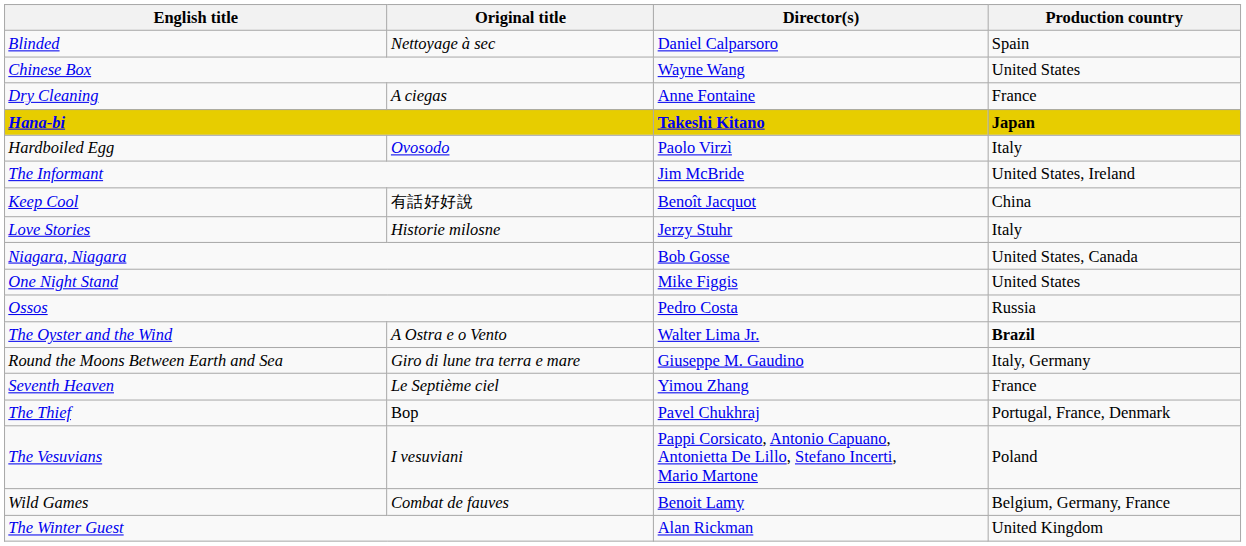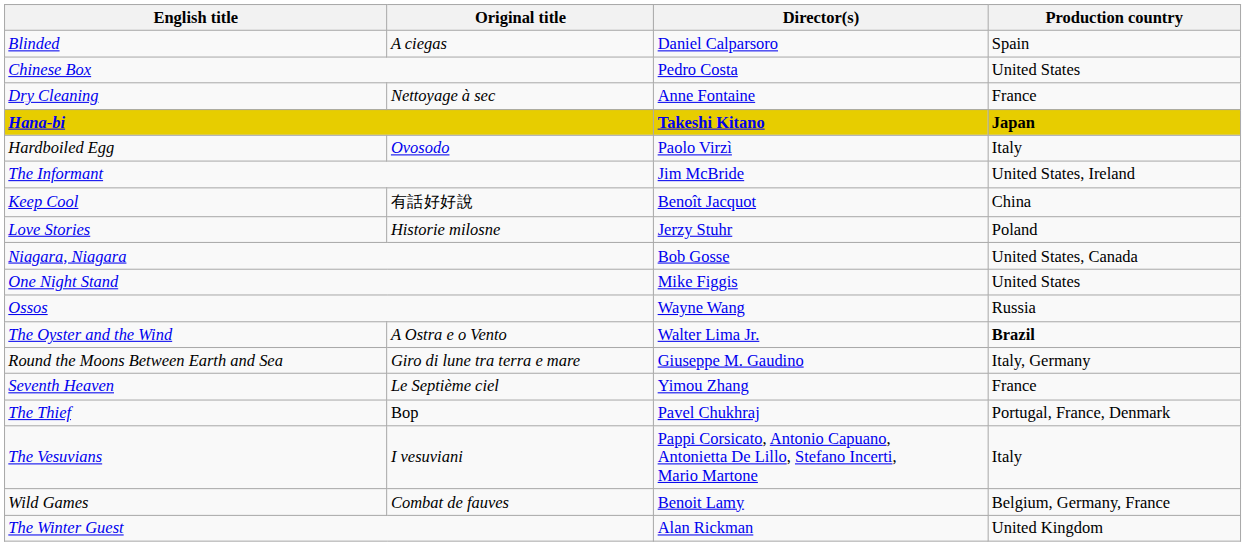(443, 43) Nettoyage à sec -> (419, 43) A ciegas
(701, 69) Wayne Wang -> (698, 69) Pedro Costa
(419, 95) A ciegas -> (443, 95) Nettoyage à sec
(1007, 229) Italy -> (1015, 229) Poland
(698, 308) Pedro Costa -> (701, 308) Wayne Wang
(1015, 457) Poland -> (1007, 457) Italy
